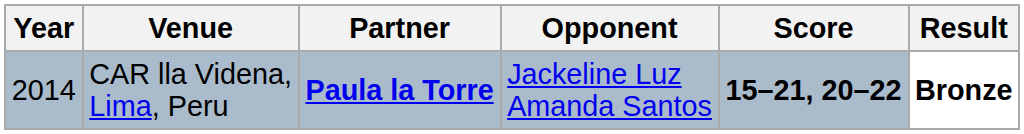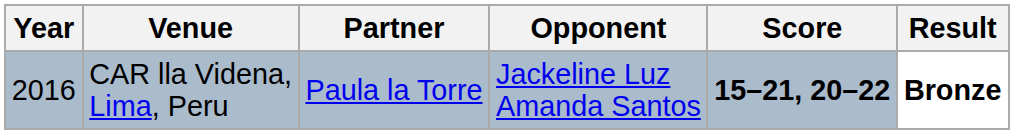(44, 90) 2014 -> (44, 90) 2016
(400, 90) bold -> (394, 90) normal
